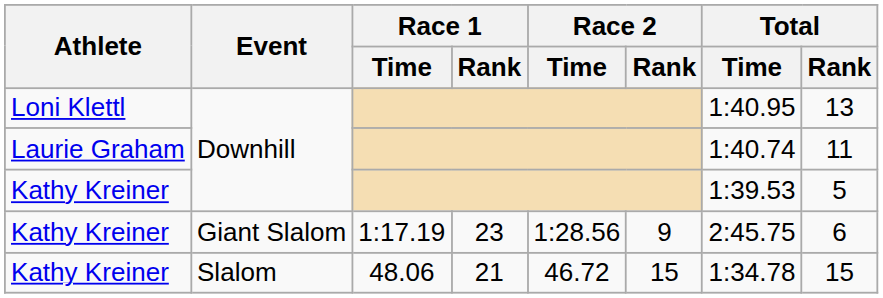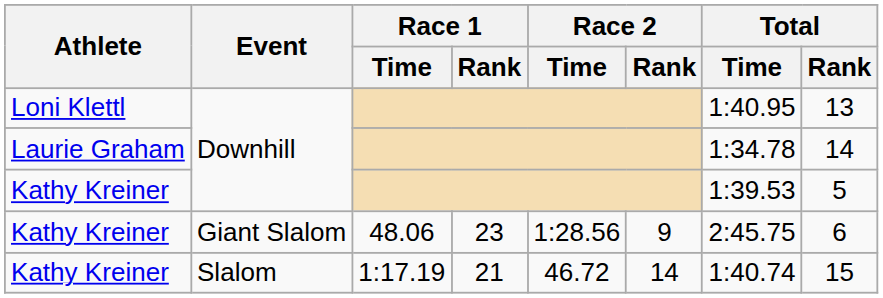(752, 149) 1:40.74 -> (752, 149) 1:34.78
(839, 149) 11 -> (839, 149) 14
(402, 232) 1:17.19 -> (402, 232) 48.06
(402, 273) 48.06 -> (402, 273) 1:17.19
(664, 273) 15 -> (664, 273) 14
(752, 273) 1:34.78 -> (752, 273) 1:40.74
